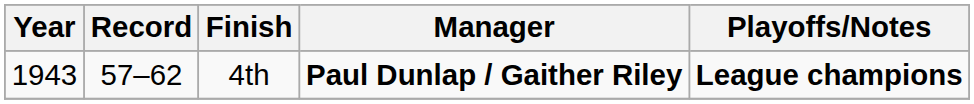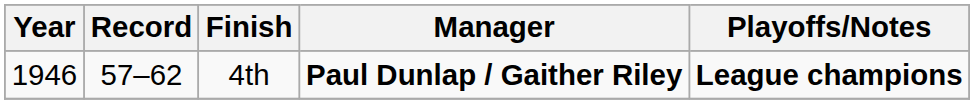(44, 74) 1943 -> (44, 74) 1946
